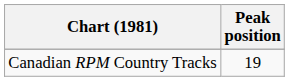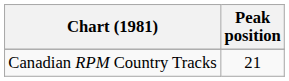(253, 62) 19 -> (253, 62) 21
